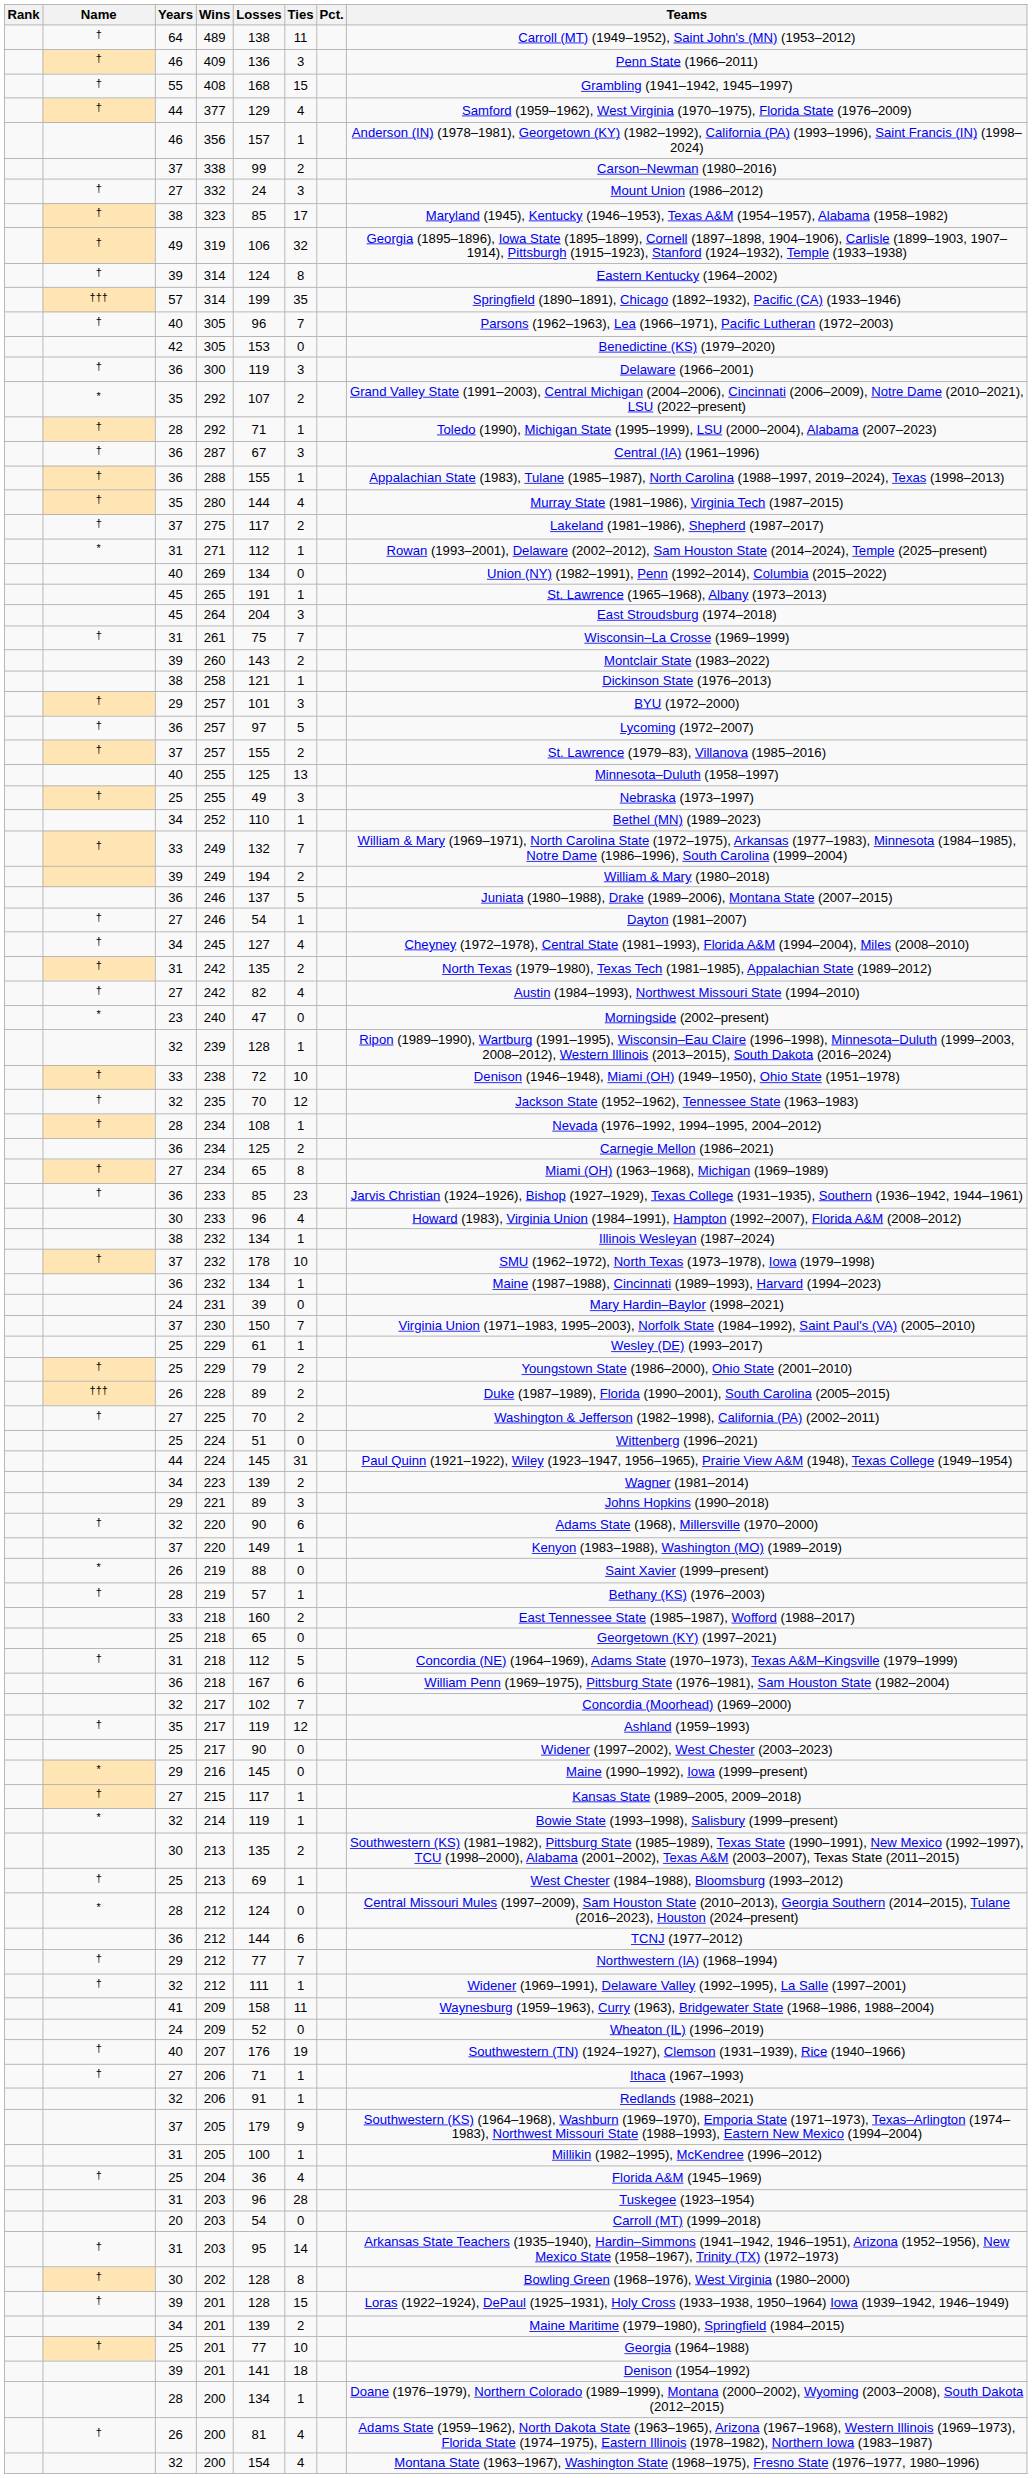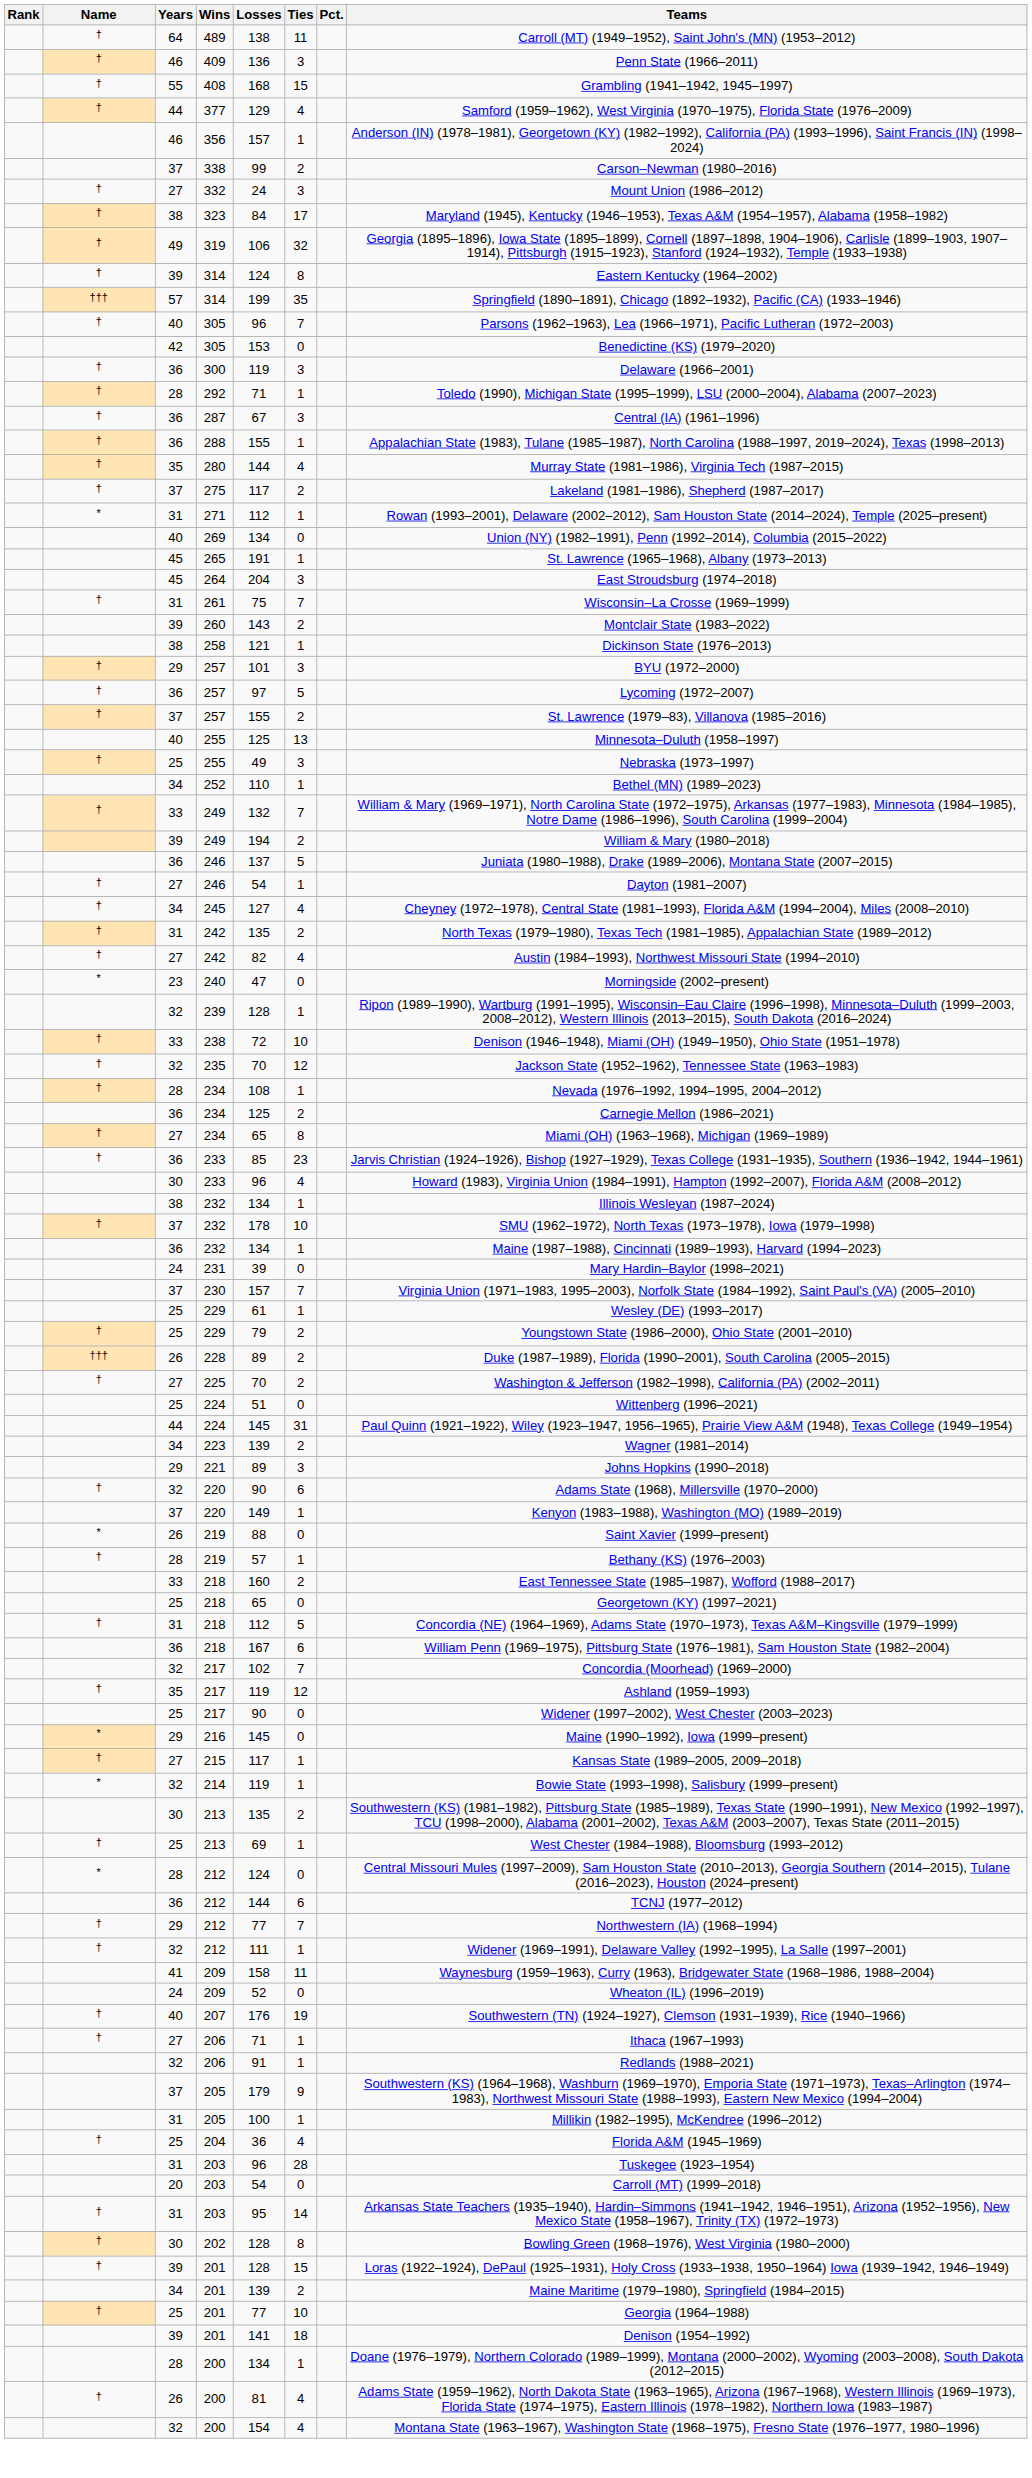(259, 215) 85 -> (259, 215) 84
- row: (175, 399)
(259, 1325) 150 -> (259, 1290) 157
